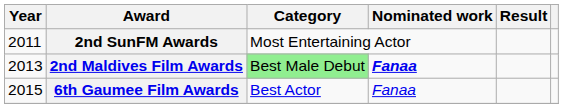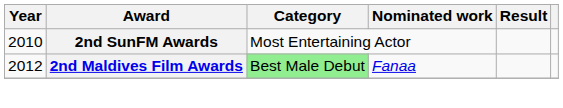(25, 41) 2011 -> (25, 41) 2010
(25, 66) 2013 -> (25, 66) 2012
(394, 66) bold -> (394, 66) normal
- row: (146, 90)
